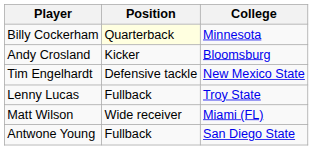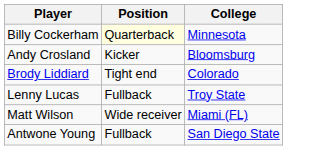- row: (50, 74)
+ row: (48, 74)
